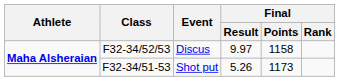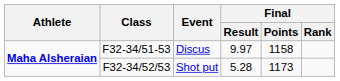(136, 50) F32-34/52/53 -> (136, 50) F32-34/51-53
(136, 68) F32-34/51-53 -> (136, 68) F32-34/52/53
(241, 68) 5.26 -> (241, 68) 5.28
